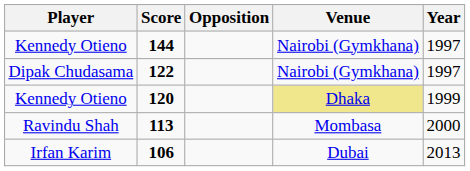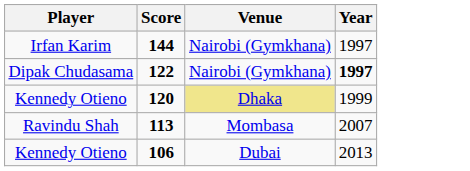- column: (229, 17)
(71, 44) Kennedy Otieno -> (71, 44) Irfan Karim
(444, 71) normal -> (356, 71) bold
(444, 125) 2000 -> (356, 125) 2007
(71, 152) Irfan Karim -> (71, 152) Kennedy Otieno
